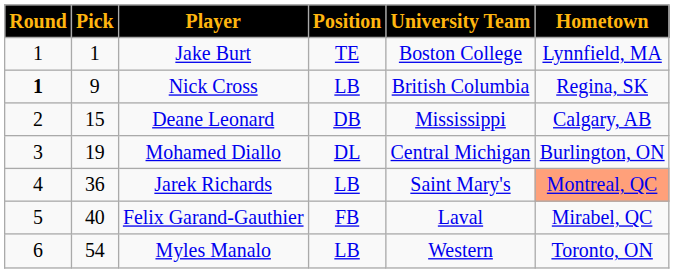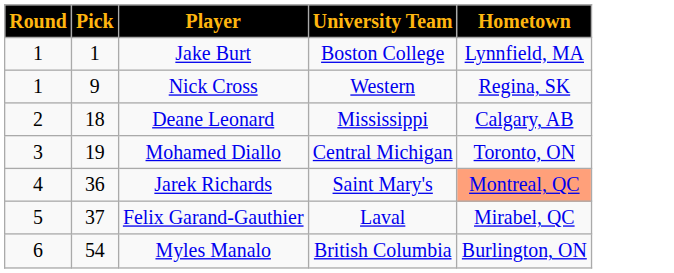- column: (347, 21)
(38, 86) bold -> (38, 86) normal
(460, 86) British Columbia -> (383, 86) Western
(95, 119) 15 -> (95, 119) 18
(602, 152) Burlington, ON -> (524, 152) Toronto, ON
(95, 218) 40 -> (95, 218) 37
(461, 250) Western -> (383, 250) British Columbia
(602, 250) Toronto, ON -> (524, 250) Burlington, ON
